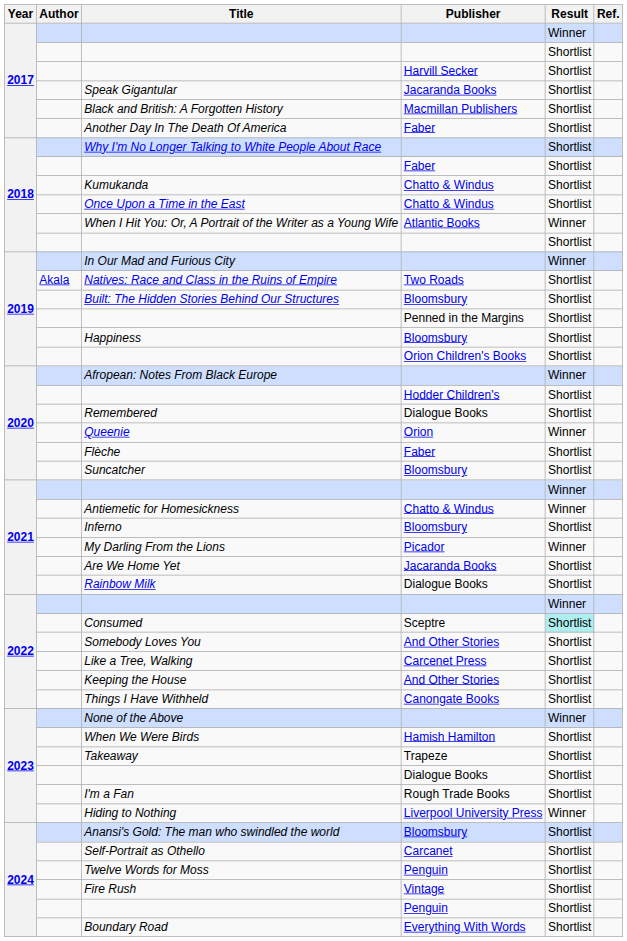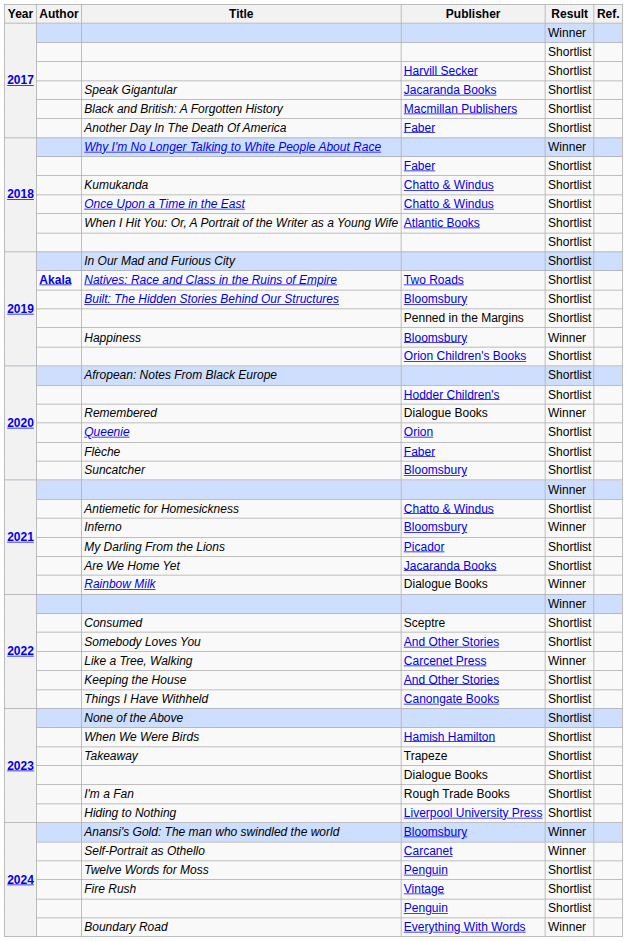(570, 147) Shortlist -> (567, 147) Winner
(567, 223) Winner -> (570, 223) Shortlist
(567, 261) Winner -> (570, 261) Shortlist
(54, 280) normal -> (55, 280) bold
(570, 337) Shortlist -> (567, 337) Winner
(567, 375) Winner -> (570, 375) Shortlist
(570, 413) Shortlist -> (567, 413) Winner
(567, 432) Winner -> (570, 432) Shortlist
(567, 508) Winner -> (570, 508) Shortlist
(570, 527) Shortlist -> (567, 527) Winner
(567, 546) Winner -> (570, 546) Shortlist
(570, 584) Shortlist -> (567, 584) Winner
(570, 623) paleturquoise background -> (570, 623) no background
(570, 661) Shortlist -> (567, 661) Winner
(567, 718) Winner -> (570, 718) Shortlist
(567, 813) Winner -> (570, 813) Shortlist
(570, 832) Shortlist -> (567, 832) Winner
(570, 851) Shortlist -> (567, 851) Winner
(570, 927) Shortlist -> (567, 927) Winner
